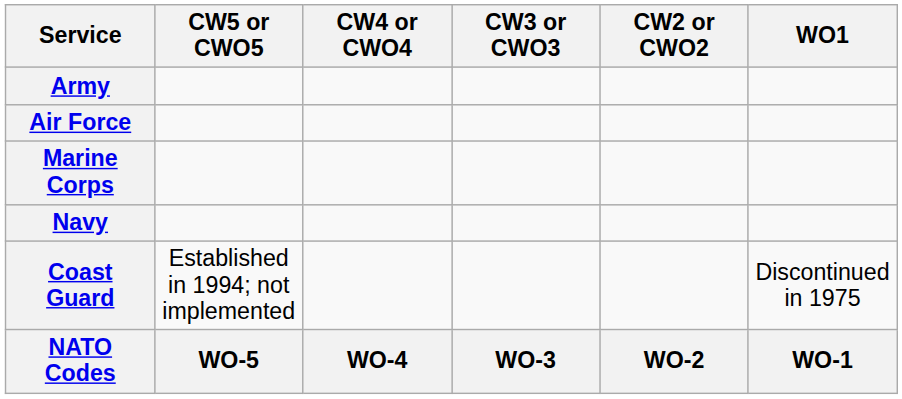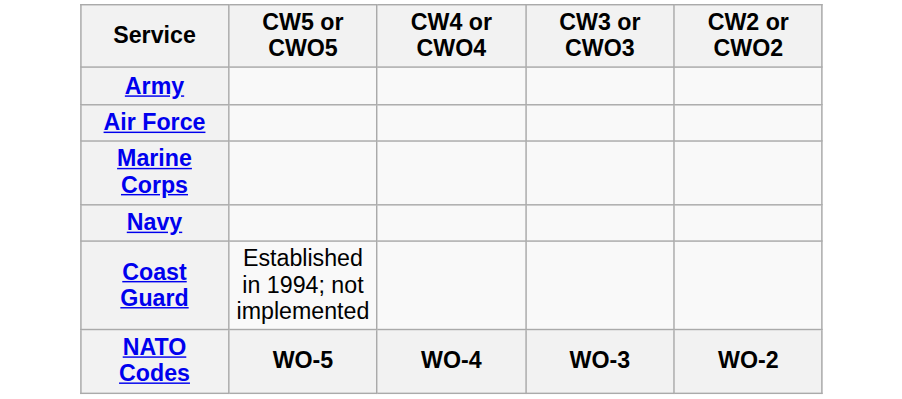- column: (822, 35)
